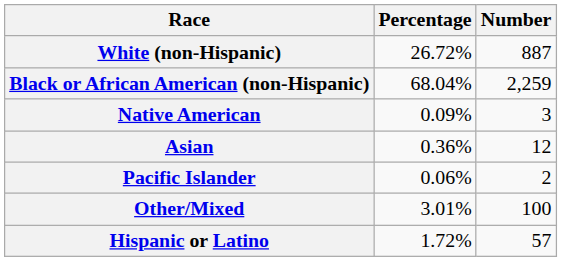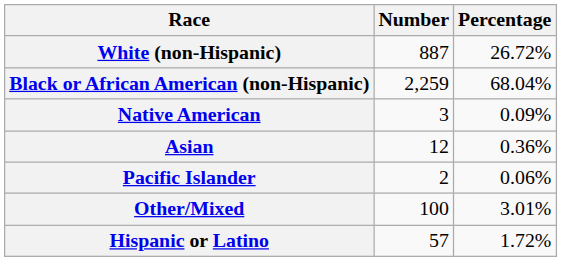columns swapped: (516, 20) <-> (425, 20)
